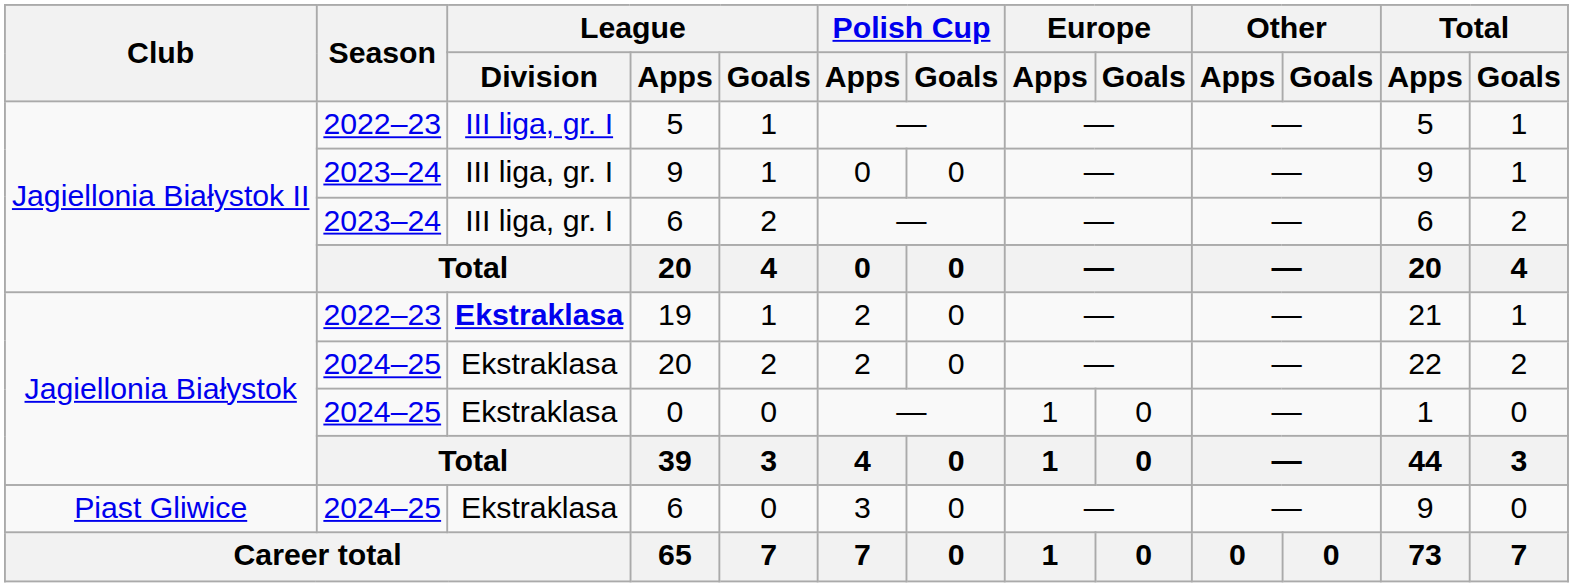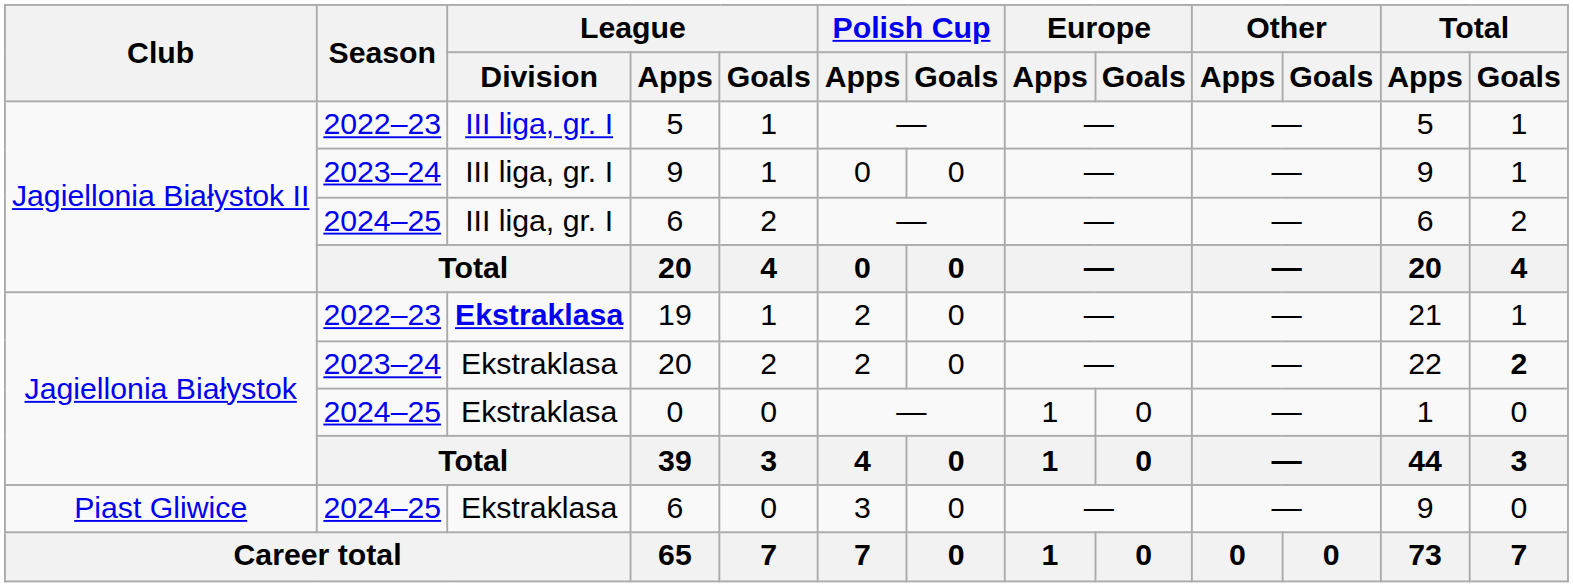(382, 220) 2023–24 -> (382, 220) 2024–25
(382, 364) 2024–25 -> (382, 364) 2023–24
(1519, 364) normal -> (1519, 364) bold
